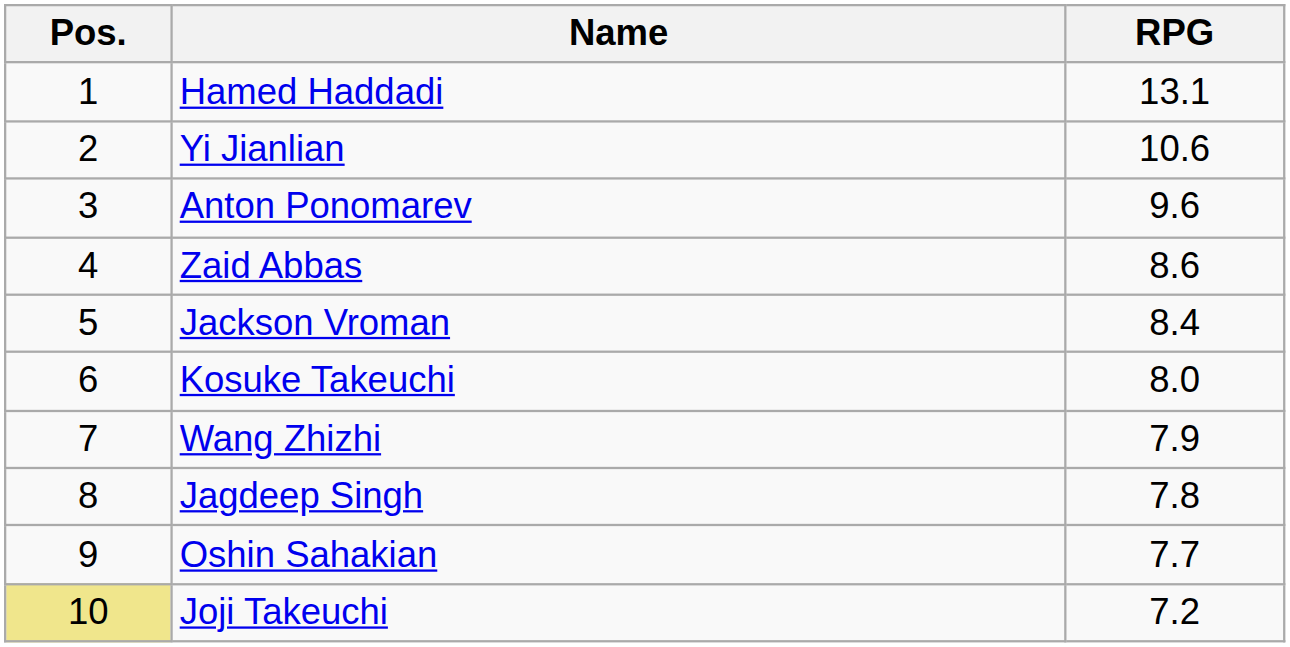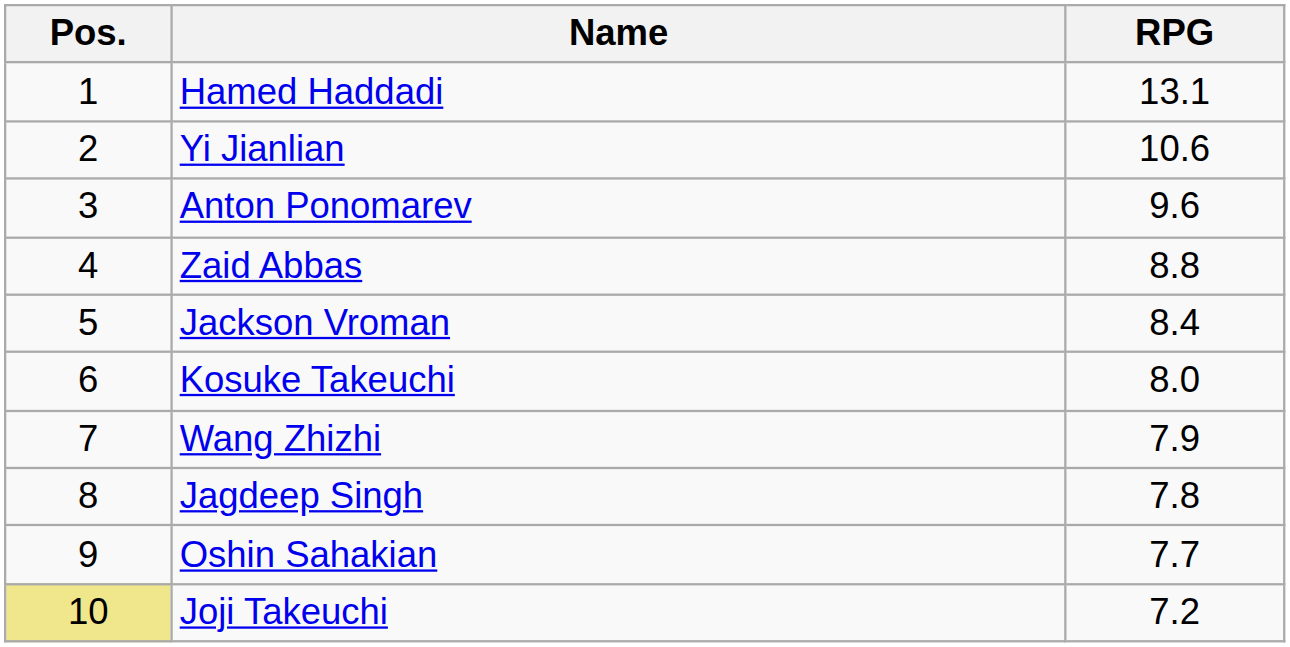(1175, 264) 8.6 -> (1175, 264) 8.8
